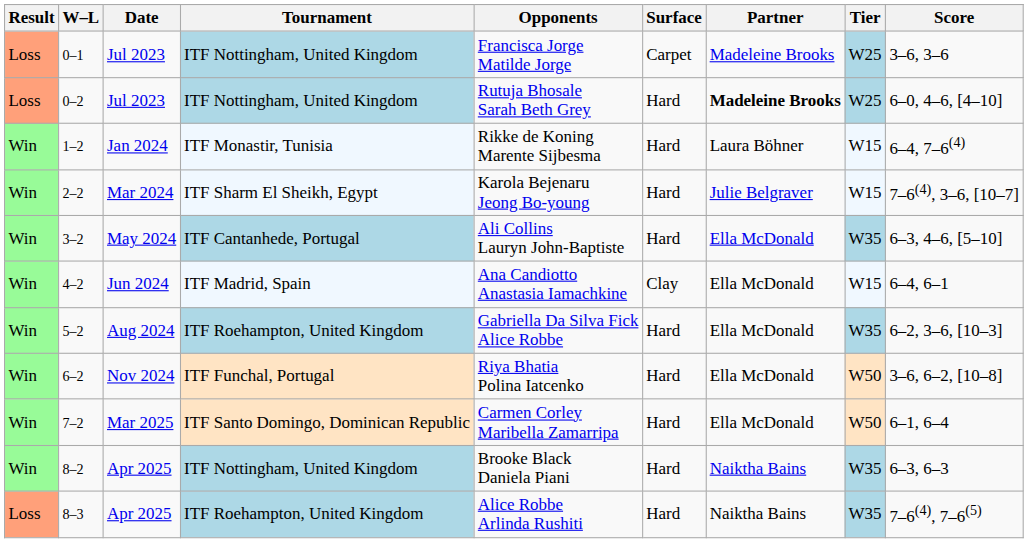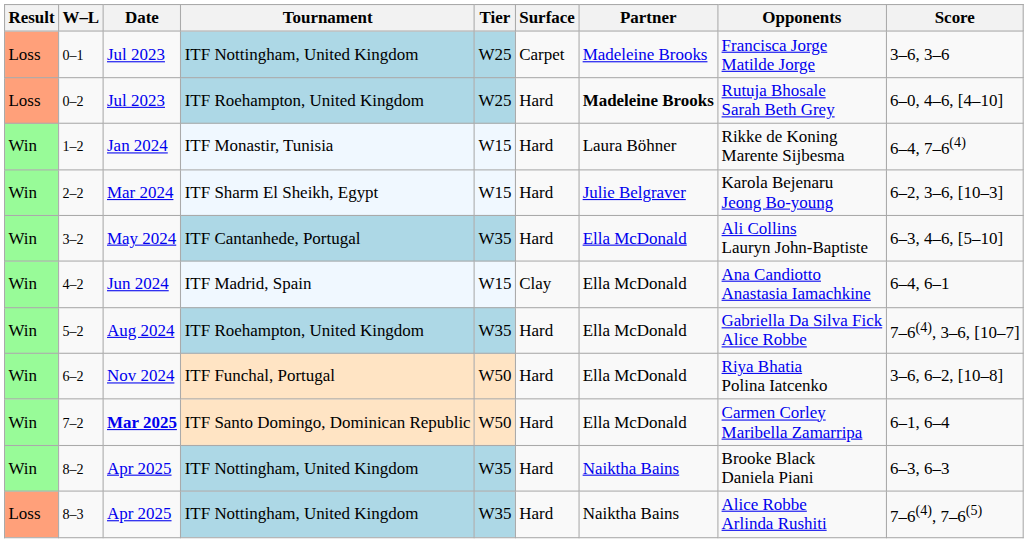columns swapped: (865, 17) <-> (558, 17)
(301, 100) ITF Nottingham, United Kingdom -> (304, 100) ITF Roehampton, United Kingdom
(954, 192) 7–6(4), 3–6, [10–7] -> (947, 192) 6–2, 3–6, [10–3]
(946, 330) 6–2, 3–6, [10–3] -> (955, 330) 7–6(4), 3–6, [10–7]
(140, 422) normal -> (142, 422) bold
(304, 514) ITF Roehampton, United Kingdom -> (302, 514) ITF Nottingham, United Kingdom
